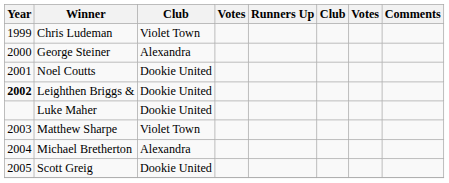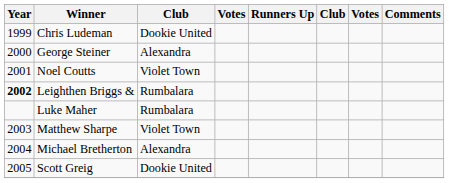(170, 33) Violet Town -> (176, 33) Dookie United
(176, 71) Dookie United -> (170, 71) Violet Town
(176, 91) Dookie United -> (167, 91) Rumbalara
(176, 110) Dookie United -> (167, 110) Rumbalara
